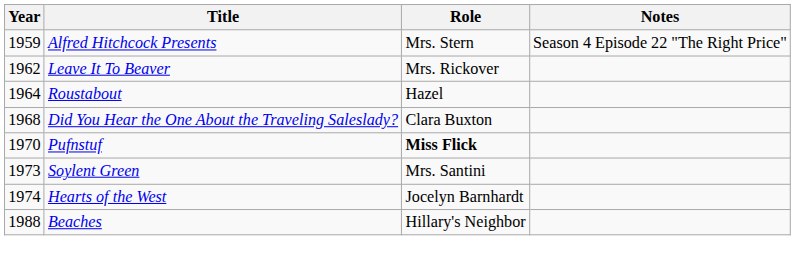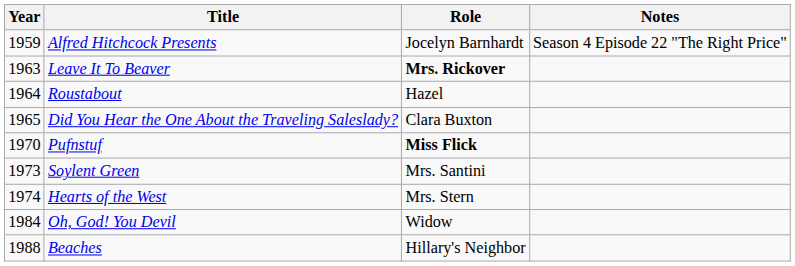(440, 42) Mrs. Stern -> (465, 42) Jocelyn Barnhardt
(24, 68) 1962 -> (24, 68) 1963
(452, 68) normal -> (455, 68) bold
(24, 119) 1968 -> (24, 119) 1965
(465, 196) Jocelyn Barnhardt -> (440, 196) Mrs. Stern
+ row: (112, 222)
